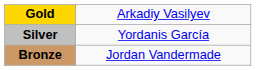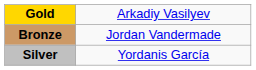rows swapped: (40, 34) <-> (40, 55)
